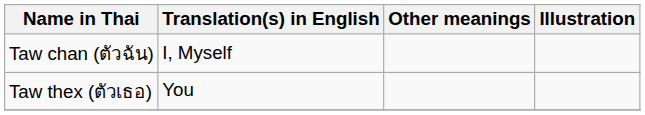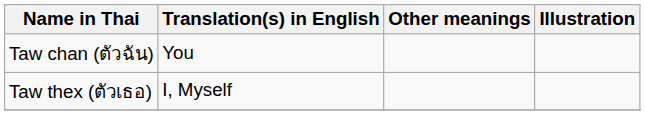(197, 53) I, Myself -> (178, 53) You
(178, 91) You -> (197, 91) I, Myself
